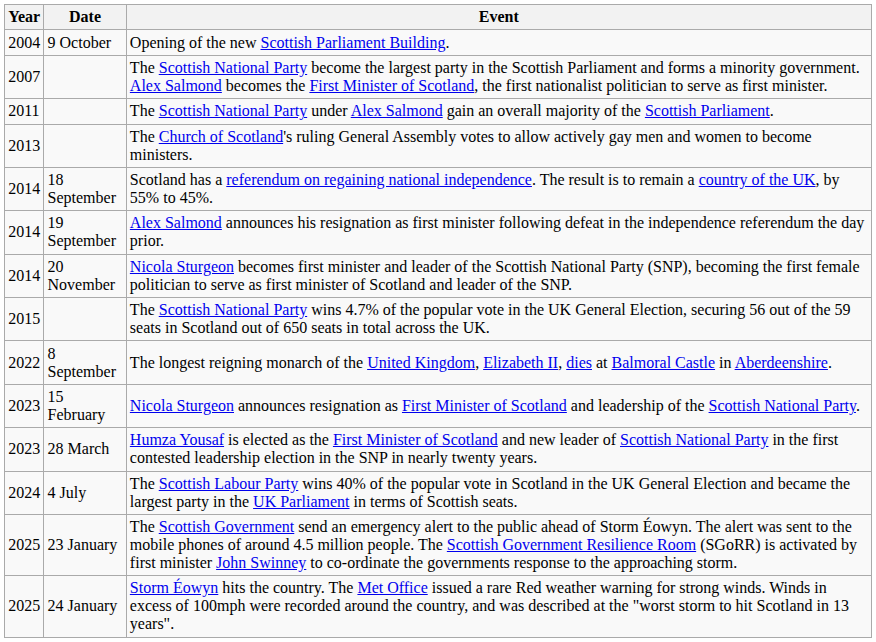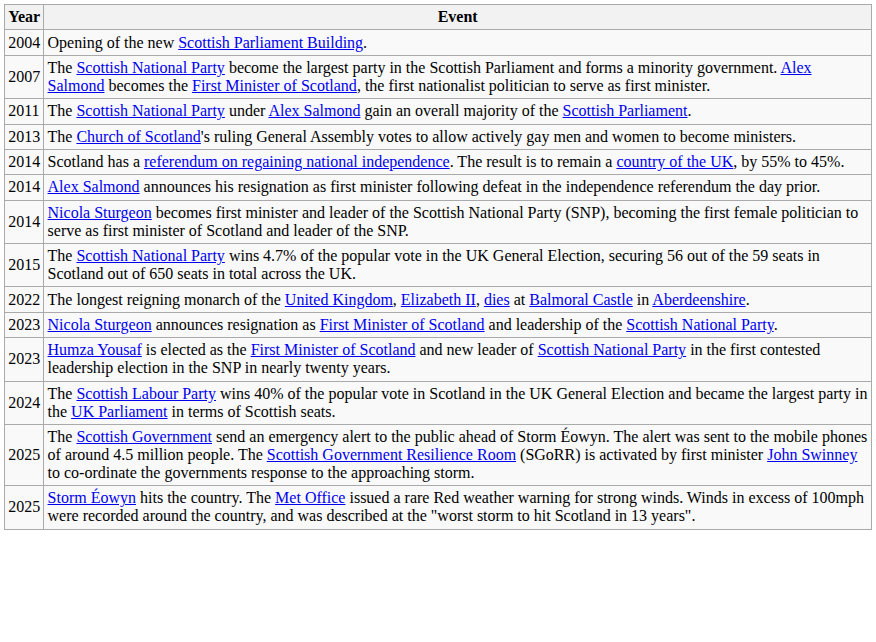- column: (85, 17)
